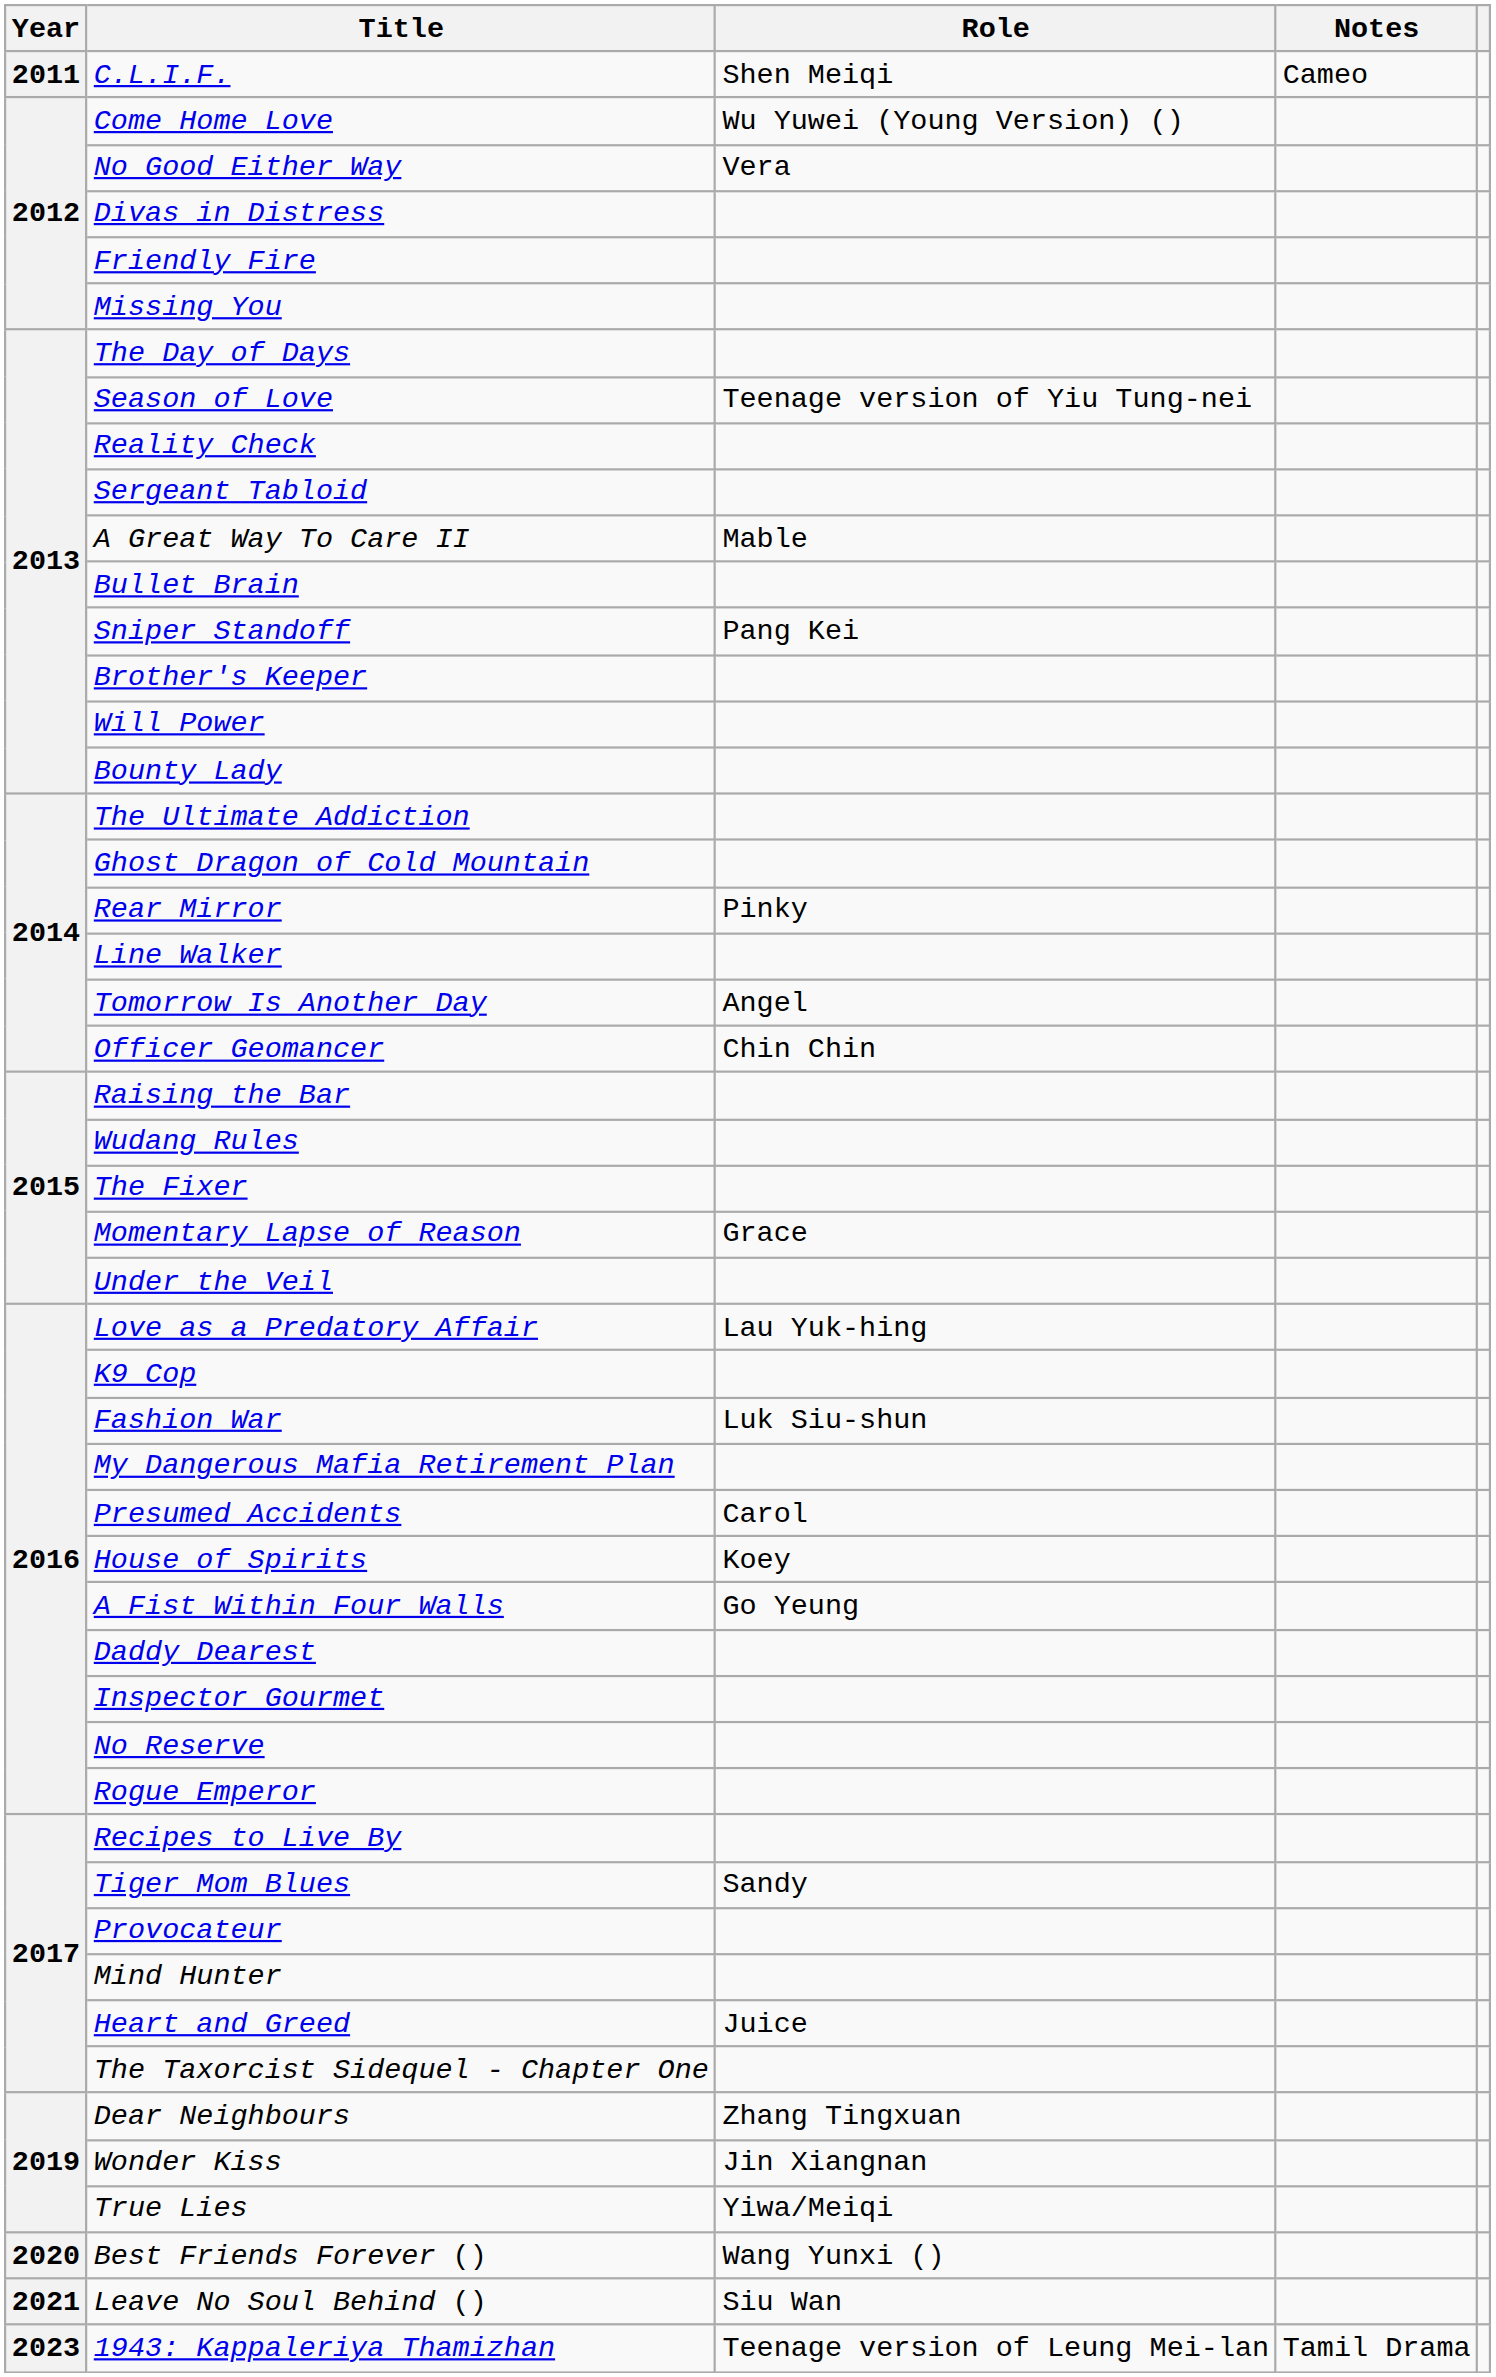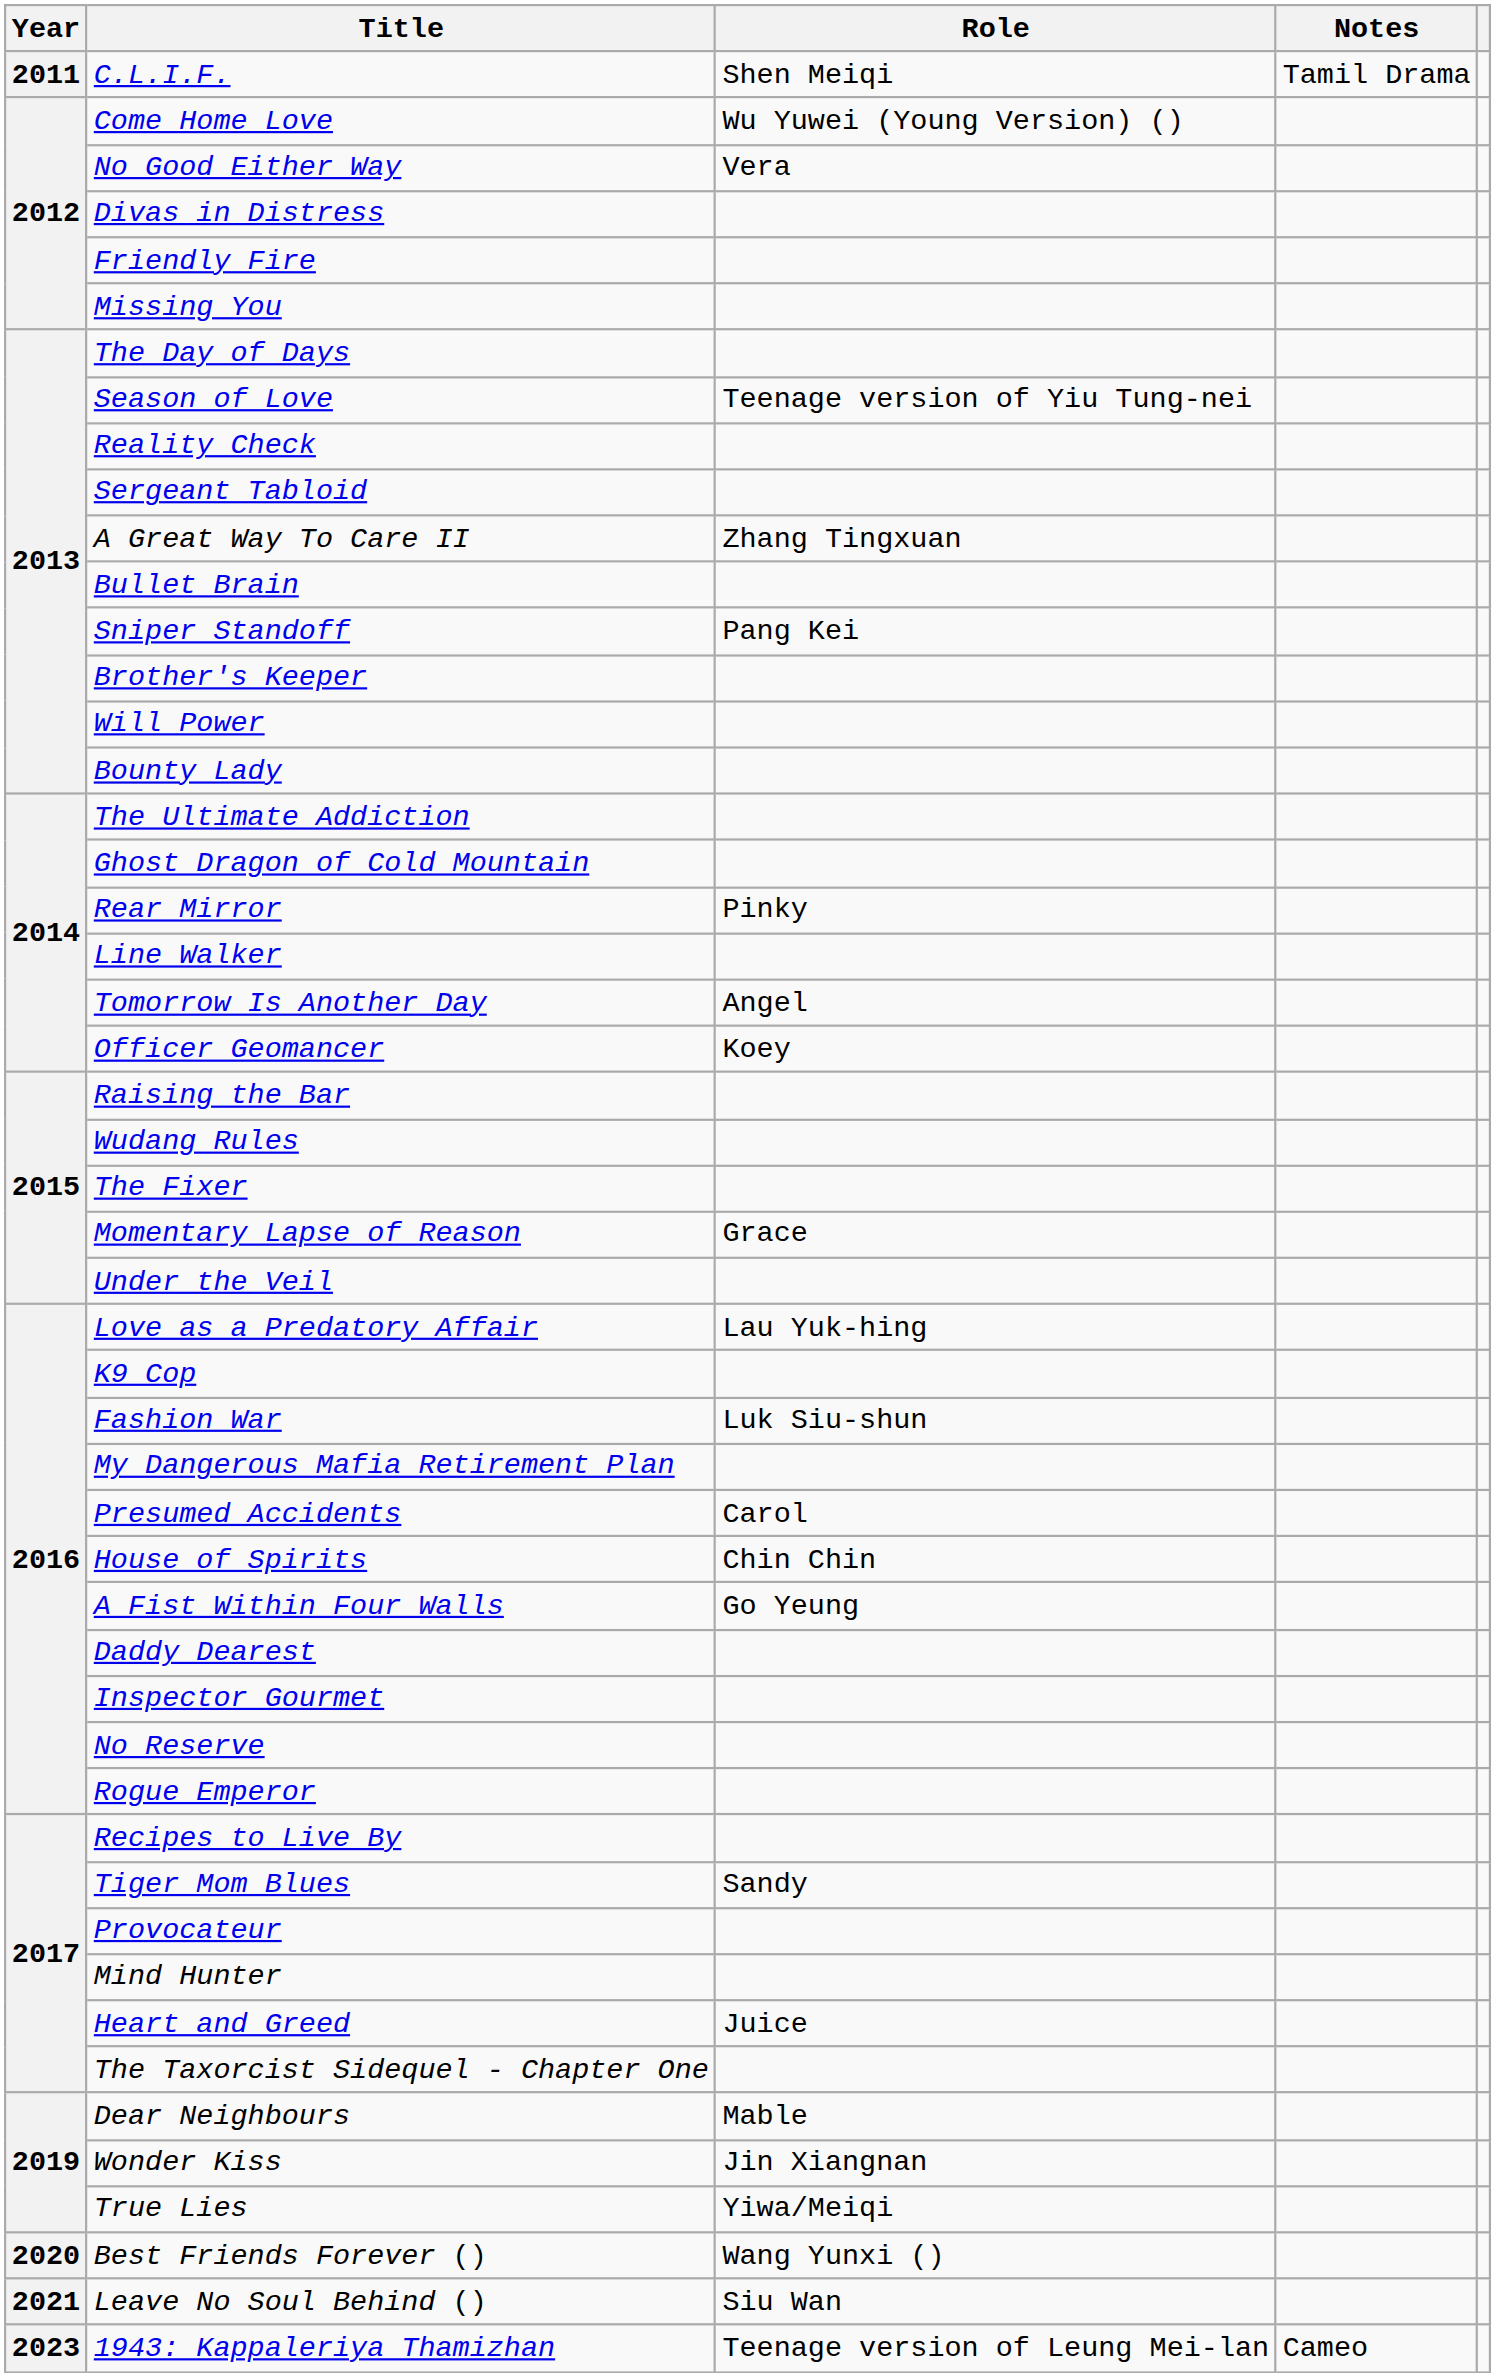(1325, 75) Cameo -> (1377, 75) Tamil Drama
(765, 539) Mable -> (842, 539) Zhang Tingxuan
(799, 1049) Chin Chin -> (757, 1049) Koey
(757, 1560) Koey -> (799, 1560) Chin Chin
(842, 2116) Zhang Tingxuan -> (765, 2116) Mable
(1377, 2348) Tamil Drama -> (1325, 2348) Cameo
